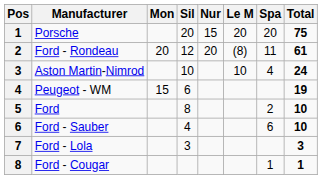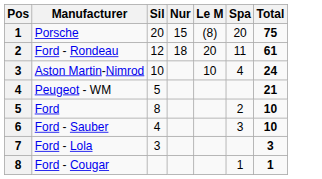- column: (162, 14)
(240, 33) 20 -> (210, 33) (8)
(211, 52) 20 -> (180, 52) 18
(240, 52) (8) -> (210, 52) 20
(187, 90) 6 -> (157, 90) 5
(301, 90) 19 -> (270, 90) 21
(270, 128) 6 -> (240, 128) 3
